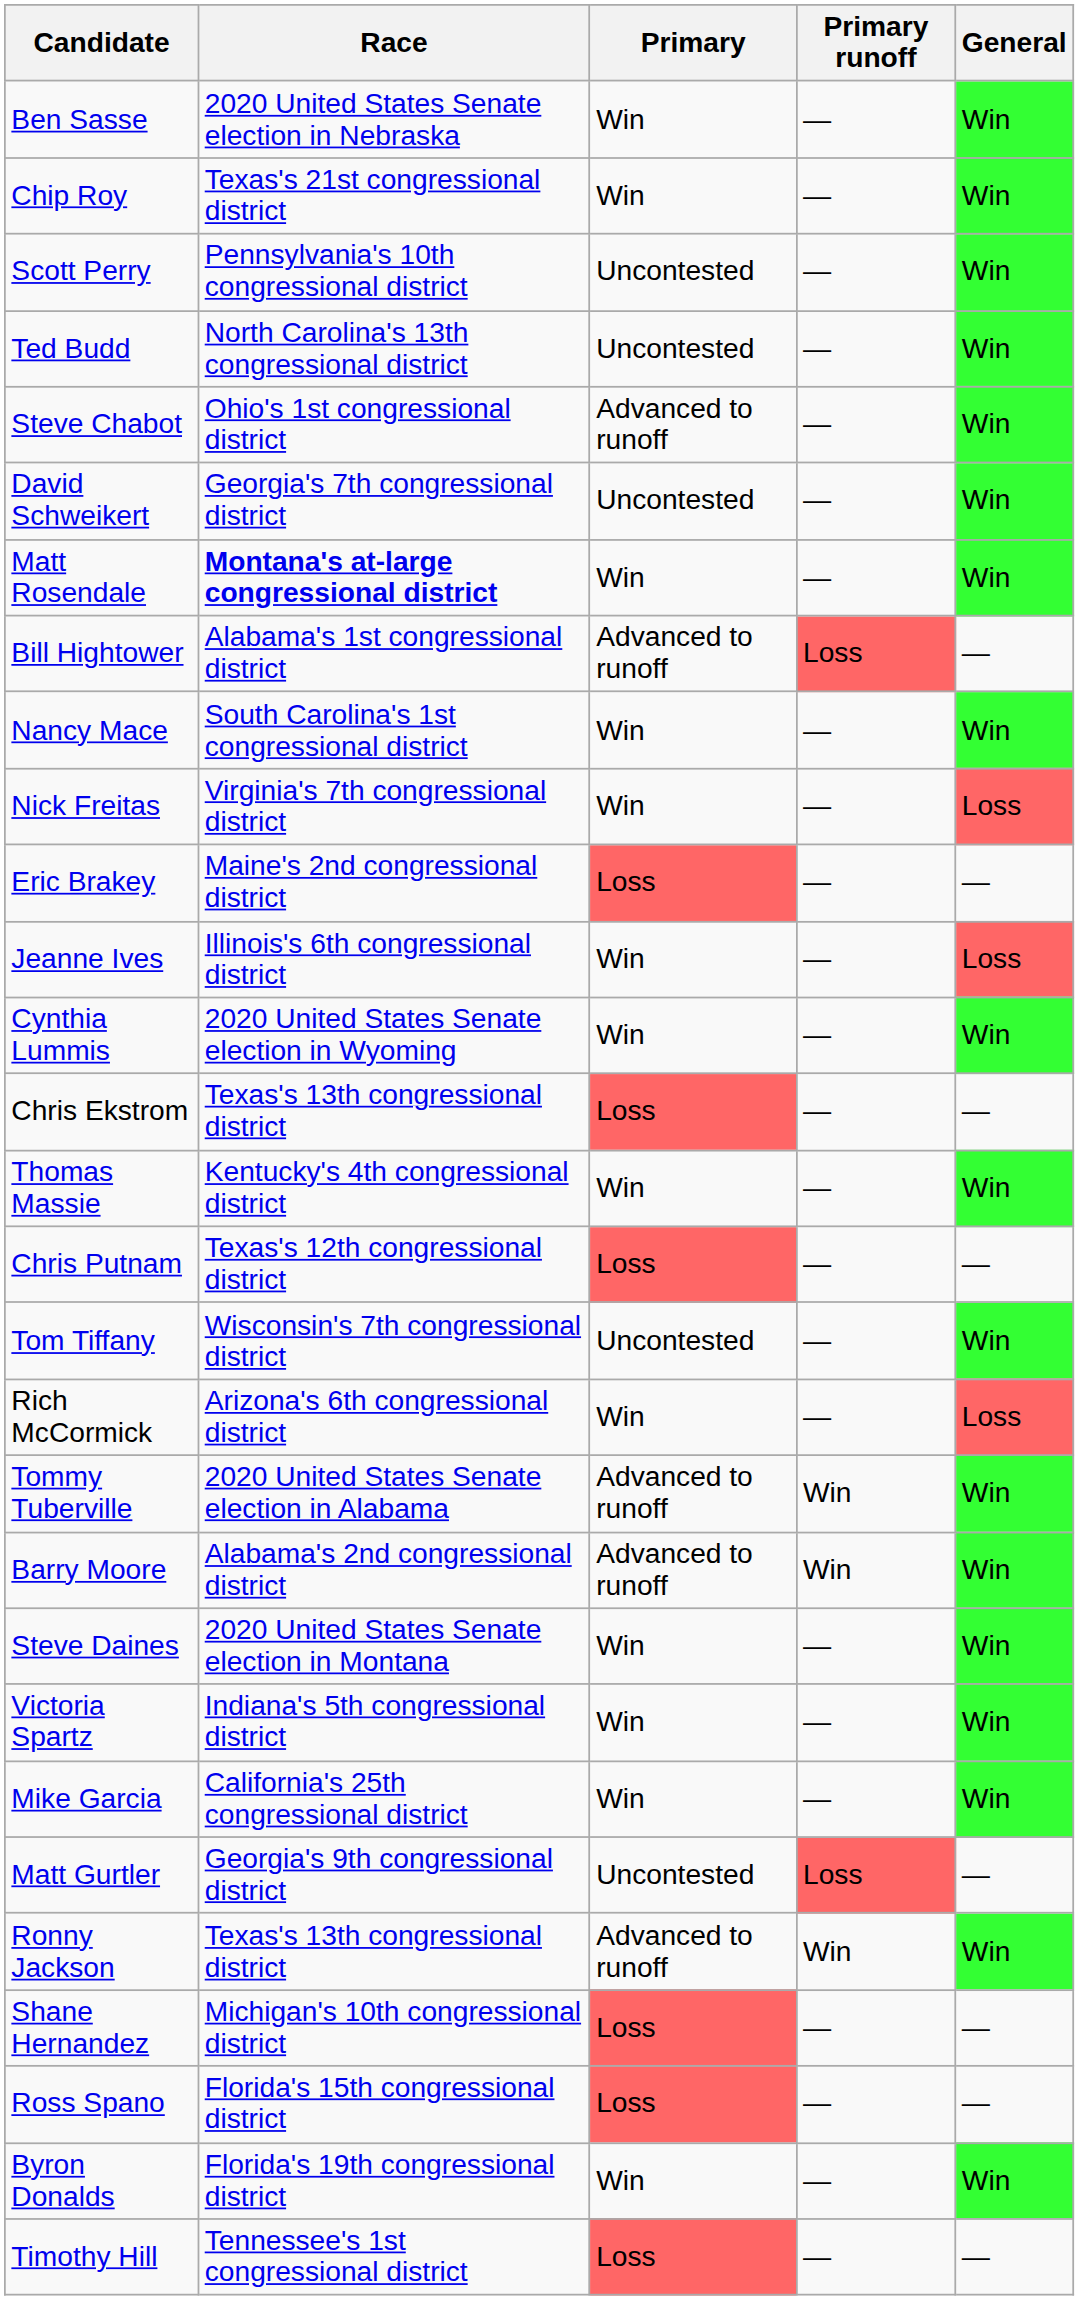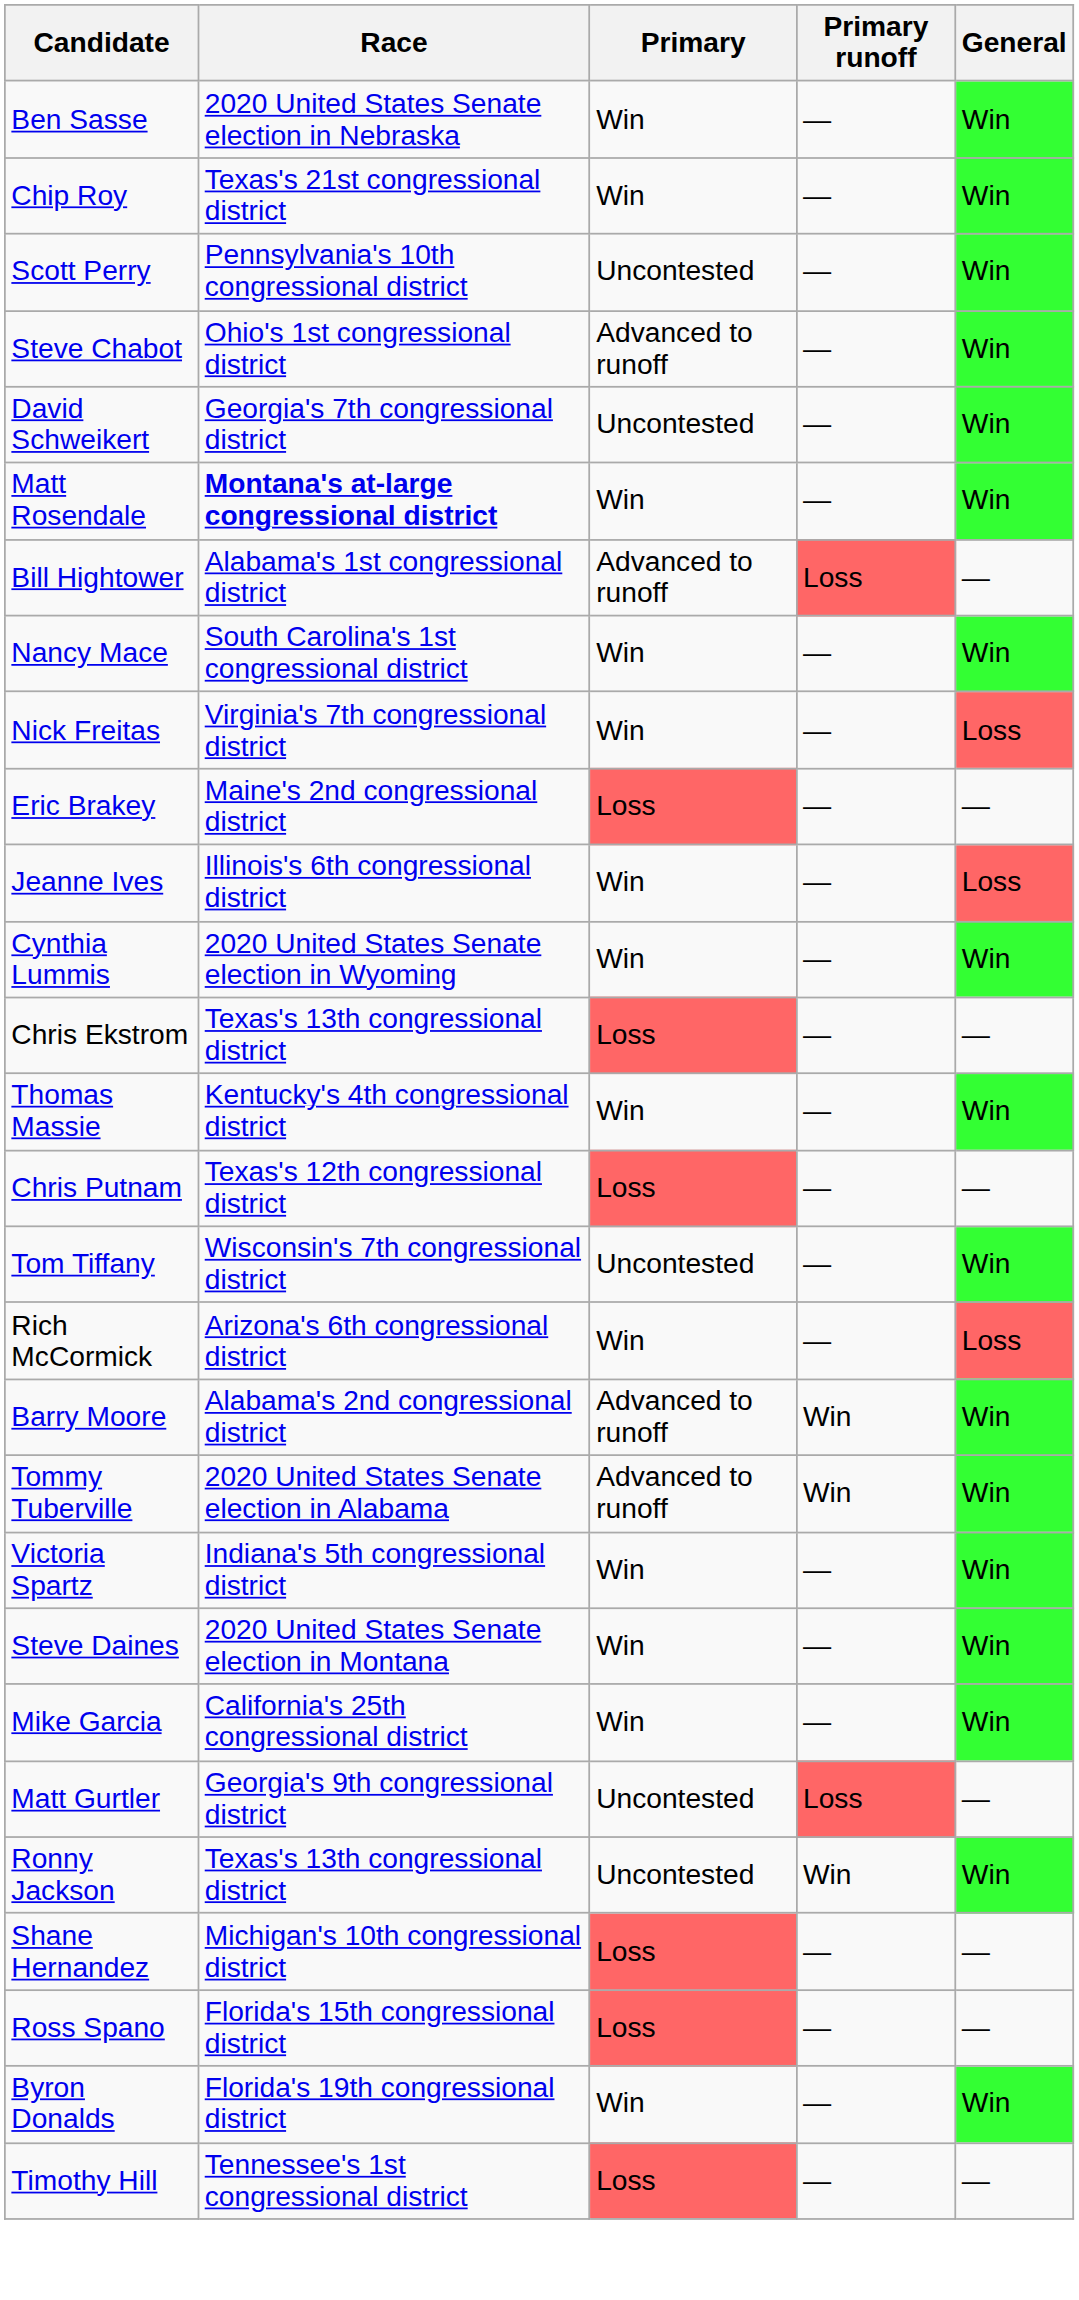- row: (71, 348)
rows swapped: (72, 1493) <-> (89, 1569)
rows swapped: (58, 1722) <-> (95, 1645)
(674, 1951) Advanced to runoff -> (675, 1874) Uncontested
